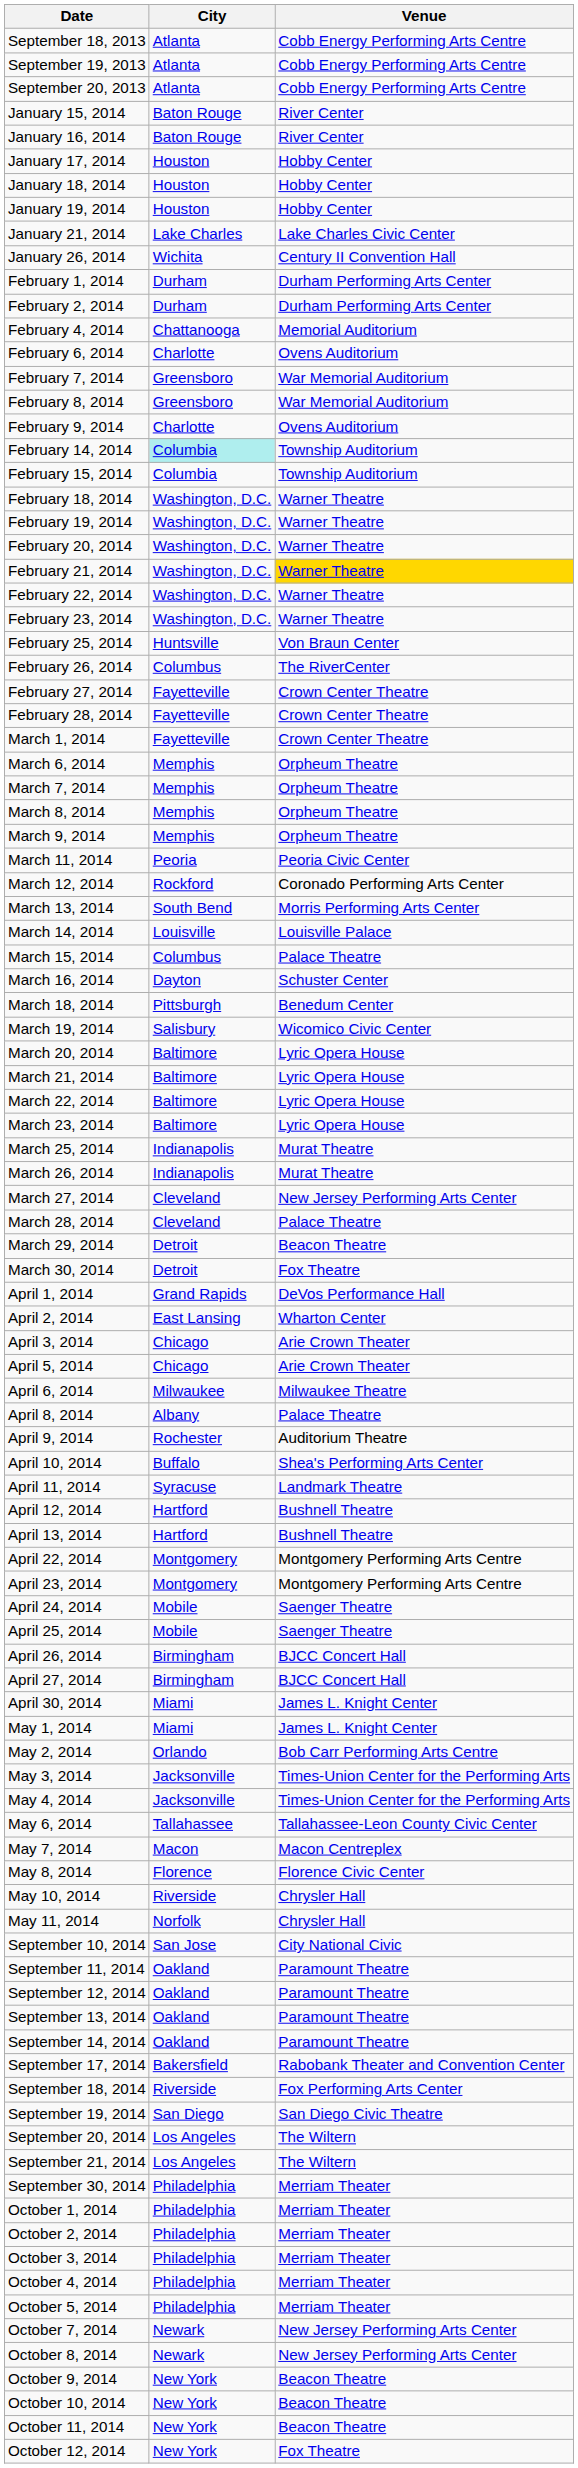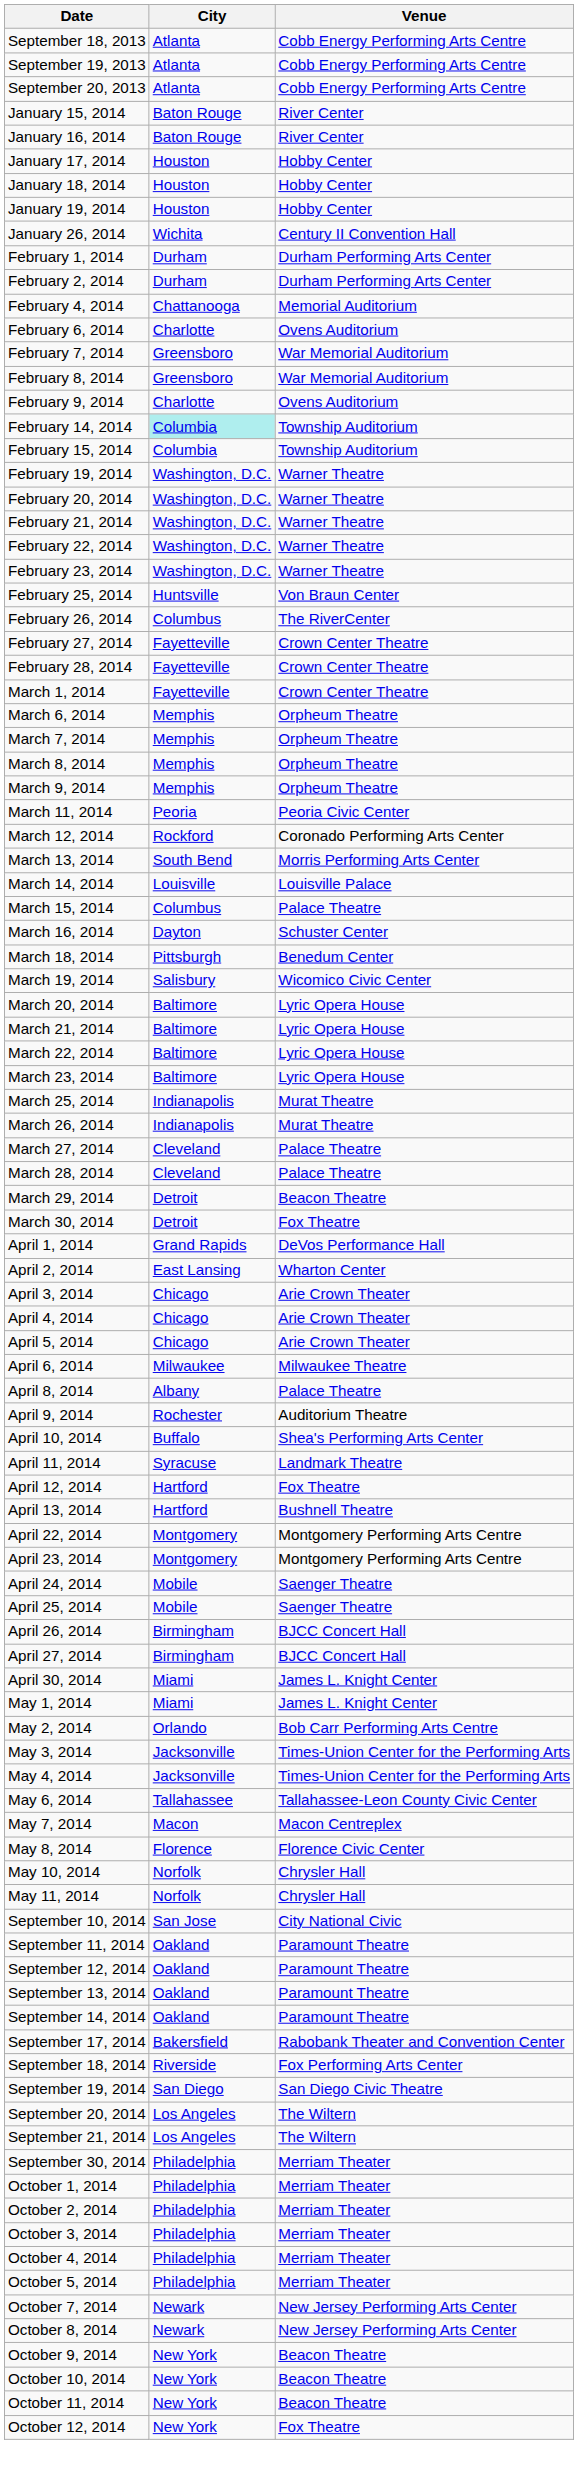- row: (67, 233)
- row: (70, 498)
(331, 570) gold background -> (331, 522) no background
(397, 1197) New Jersey Performing Arts Center -> (330, 1149) Palace Theatre
+ row: (51, 1318)
(336, 1511) Bushnell Theatre -> (319, 1487) Fox Theatre
(184, 1896) Riverside -> (177, 1872) Norfolk
